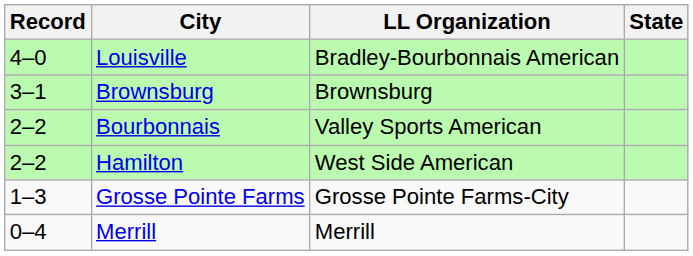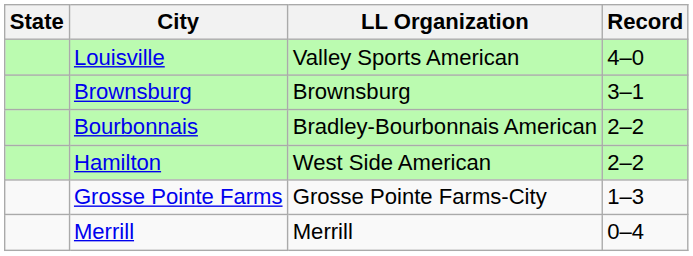columns swapped: (656, 22) <-> (48, 22)
(467, 57) Bradley-Bourbonnais American -> (406, 57) Valley Sports American
(428, 127) Valley Sports American -> (445, 127) Bradley-Bourbonnais American
